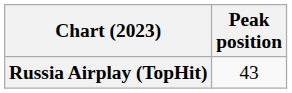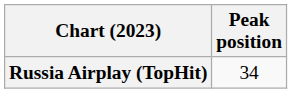(249, 72) 43 -> (249, 72) 34
